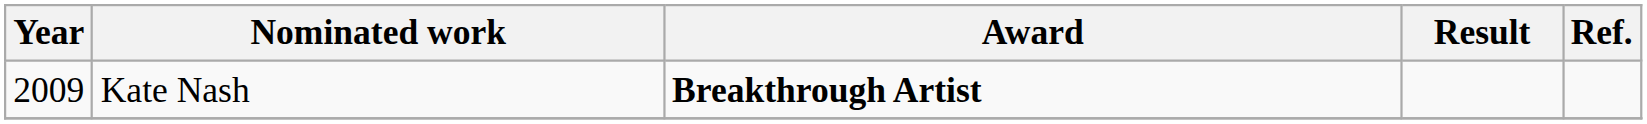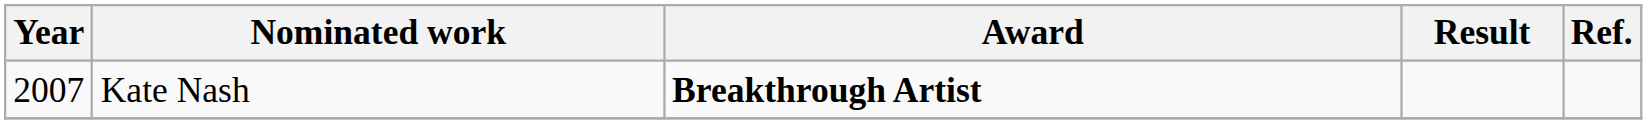(49, 88) 2009 -> (49, 88) 2007
